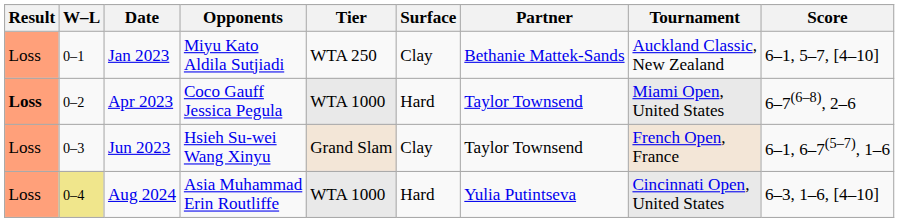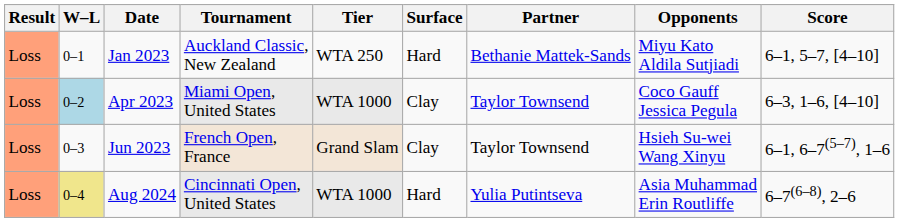columns swapped: (695, 18) <-> (243, 18)
(416, 54) Clay -> (424, 54) Hard
(25, 101) bold -> (25, 101) normal
(74, 102) no background -> (74, 102) lightblue background
(417, 101) Hard -> (423, 101) Clay
(810, 101) 6–7(6–8), 2–6 -> (822, 101) 6–3, 1–6, [4–10]
(822, 194) 6–3, 1–6, [4–10] -> (810, 194) 6–7(6–8), 2–6
